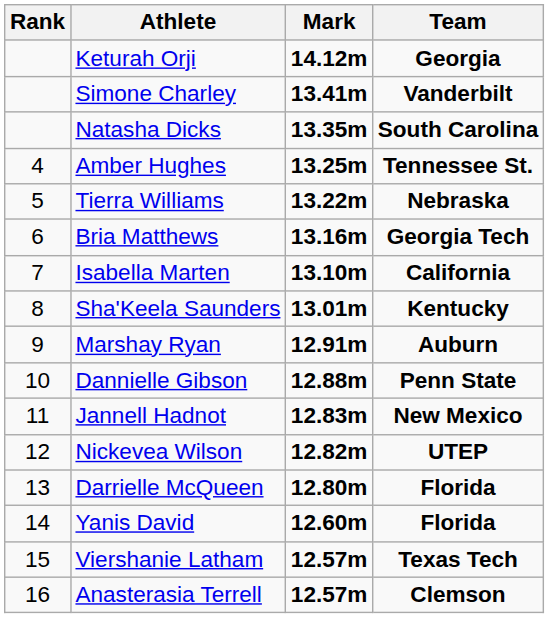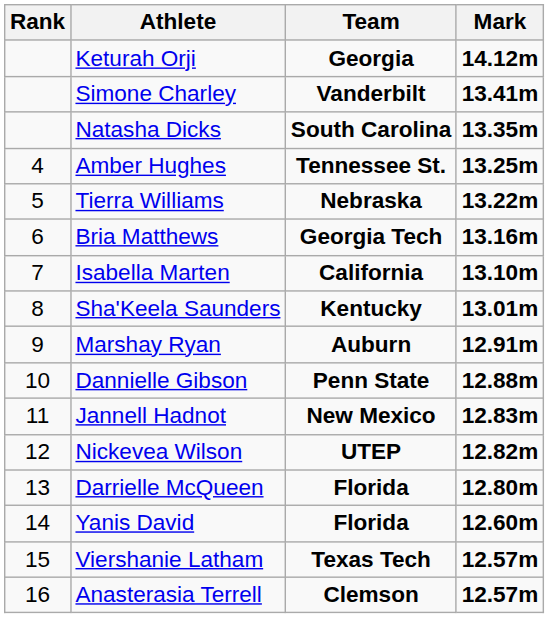columns swapped: (458, 22) <-> (329, 22)
